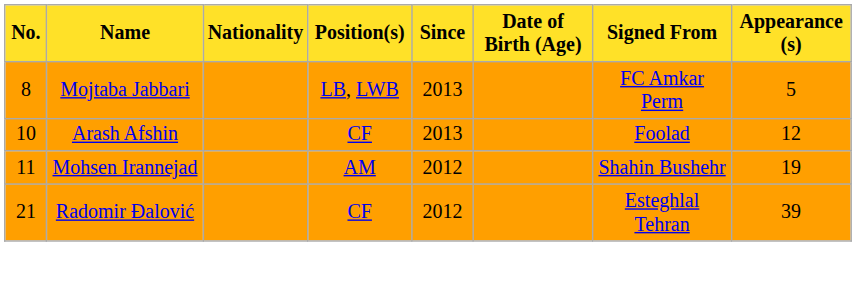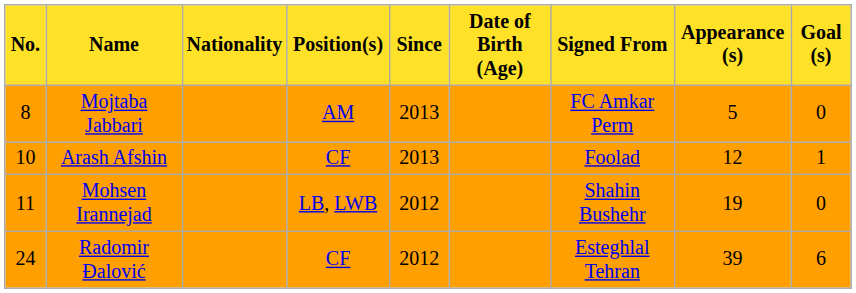+ column: (821, 45)
(360, 89) LB, LWB -> (338, 113) AM
(360, 167) AM -> (338, 203) LB, LWB
(26, 212) 21 -> (25, 259) 24
